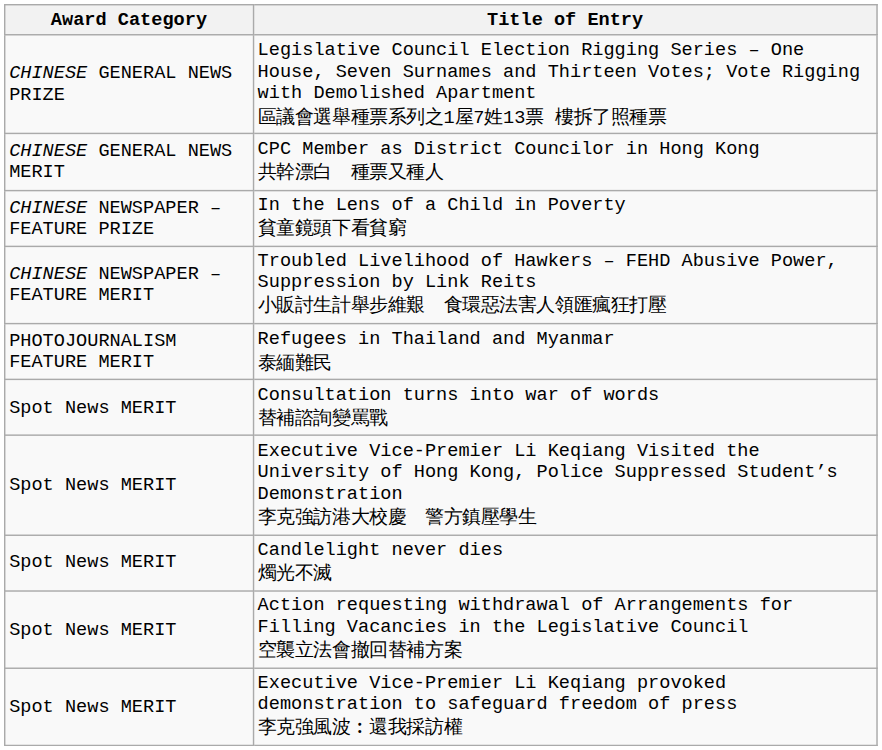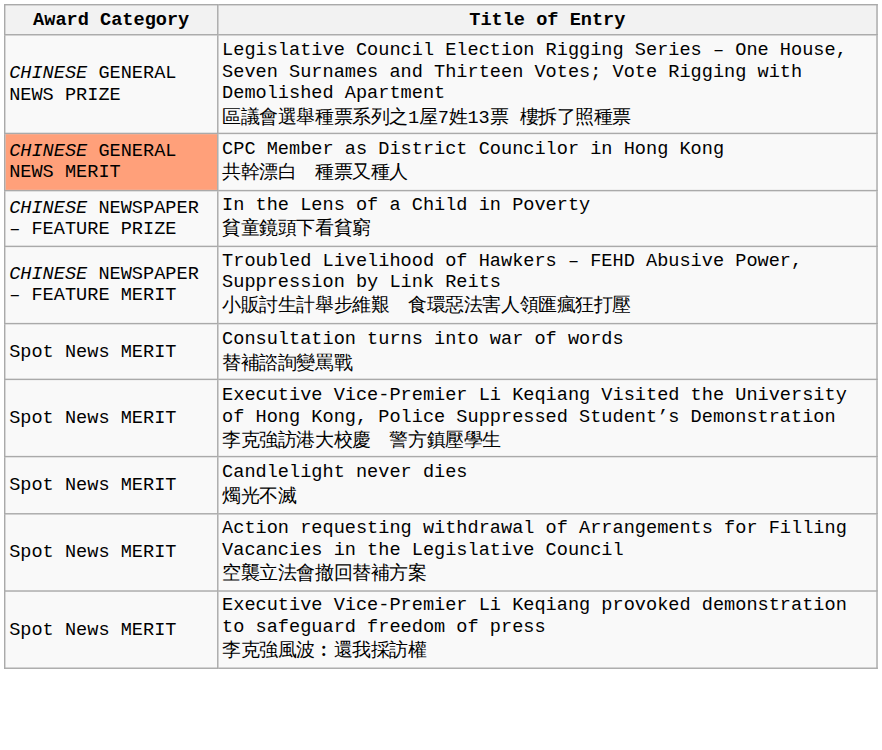(121, 162) no background -> (93, 162) lightsalmon background
- row: (436, 351)
